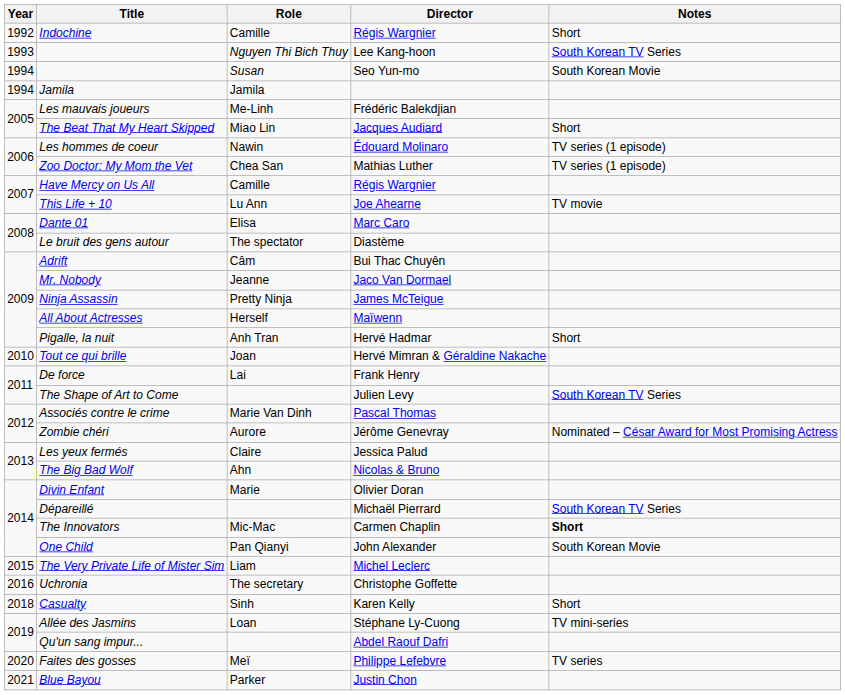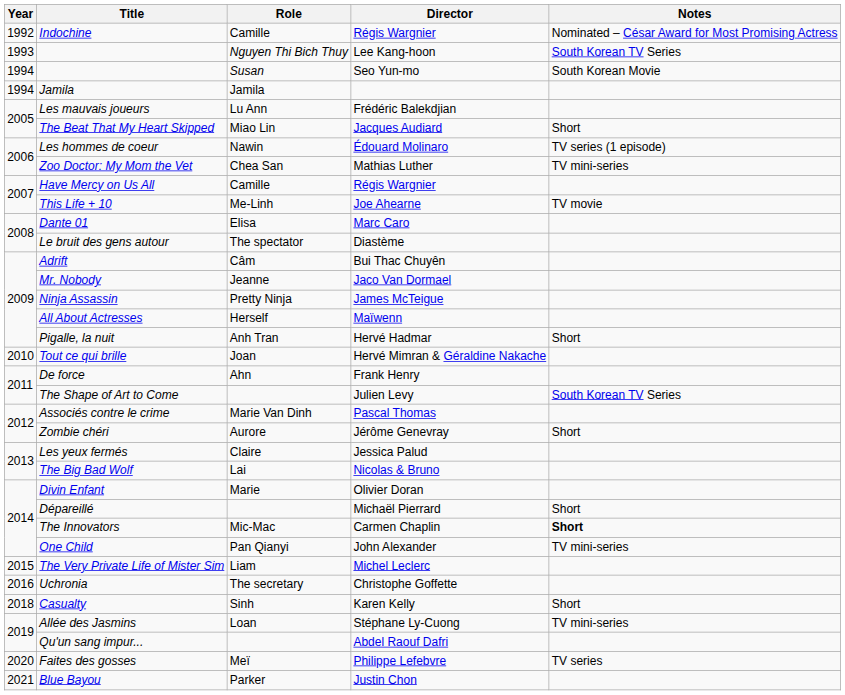(566, 33) Short -> (695, 33) Nominated – César Award for Most Promising Actress
(252, 109) Me-Linh -> (249, 109) Lu Ann
(609, 166) TV series (1 episode) -> (590, 166) TV mini-series
(249, 204) Lu Ann -> (252, 204) Me-Linh
(238, 375) Lai -> (241, 375) Ahn
(695, 432) Nominated – César Award for Most Promising Actress -> (566, 432) Short
(241, 470) Ahn -> (238, 470) Lai
(616, 508) South Korean TV Series -> (566, 508) Short
(606, 546) South Korean Movie -> (590, 546) TV mini-series
